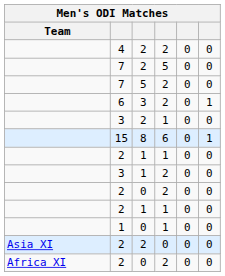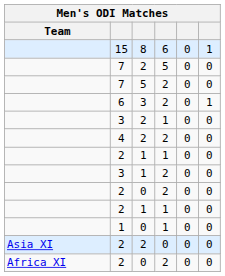rows swapped: (121, 138) <-> (121, 49)
